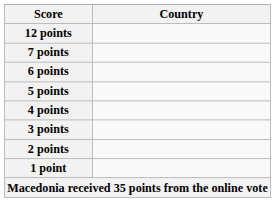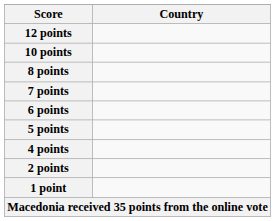+ row: (48, 52)
+ row: (48, 71)
- row: (48, 129)
